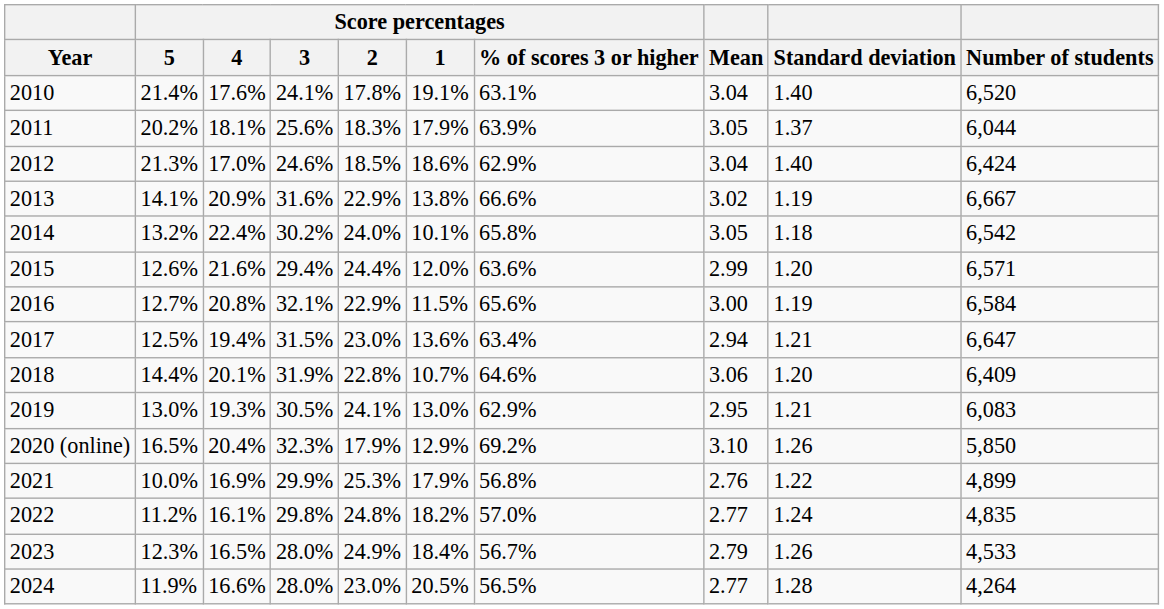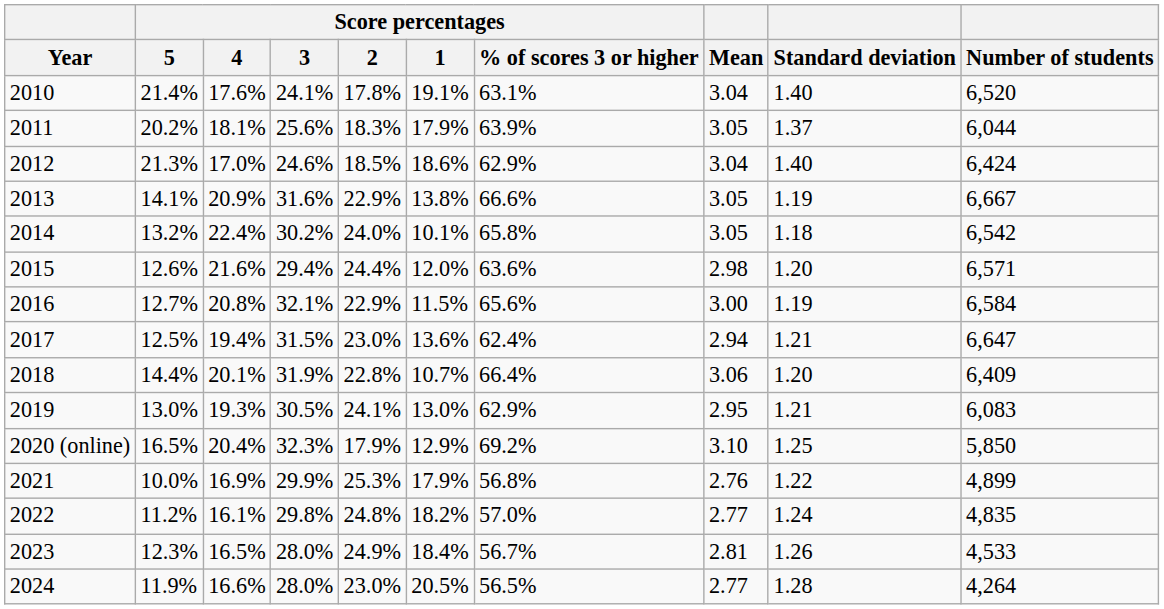(728, 198) 3.02 -> (728, 198) 3.05
(728, 269) 2.99 -> (728, 269) 2.98
(508, 339) 63.4% -> (508, 339) 62.4%
(508, 374) 64.6% -> (508, 374) 66.4%
(793, 445) 1.26 -> (793, 445) 1.25
(728, 551) 2.79 -> (728, 551) 2.81
